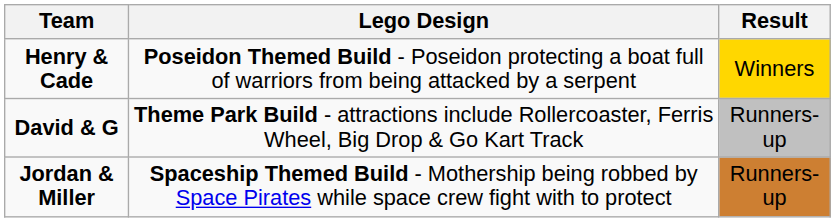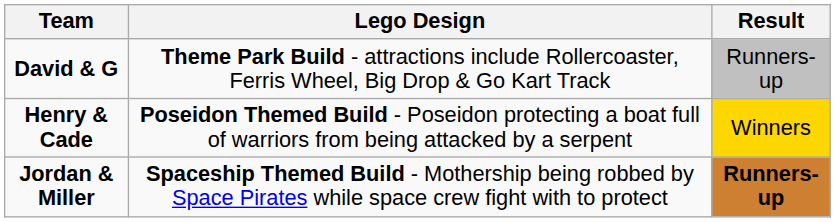rows swapped: (67, 68) <-> (67, 127)
(775, 186) normal -> (771, 186) bold
